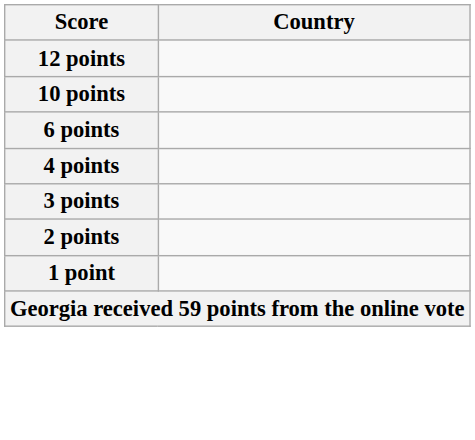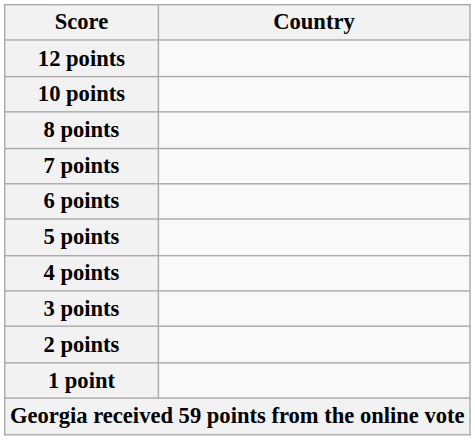+ row: (81, 129)
+ row: (81, 165)
+ row: (81, 237)
